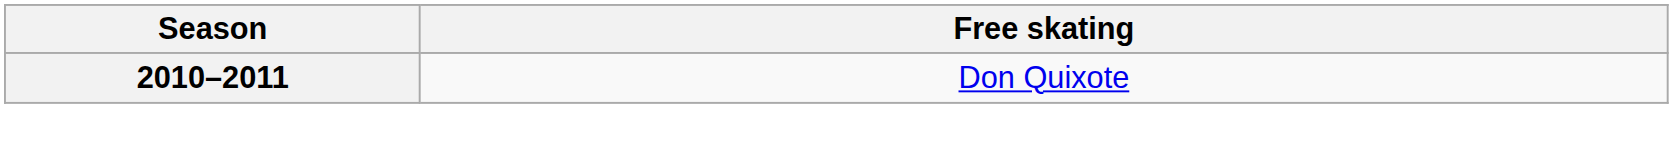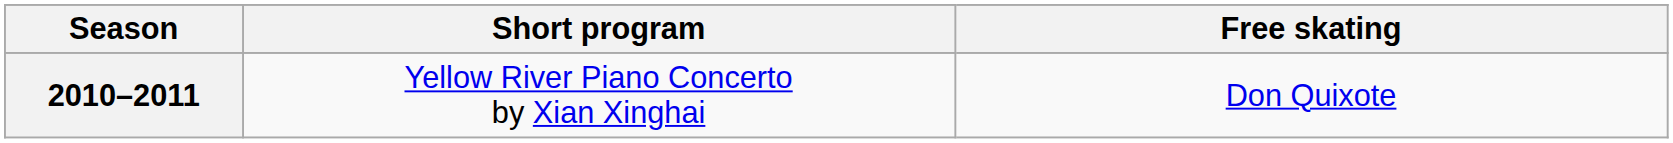+ column: (599, 28)
